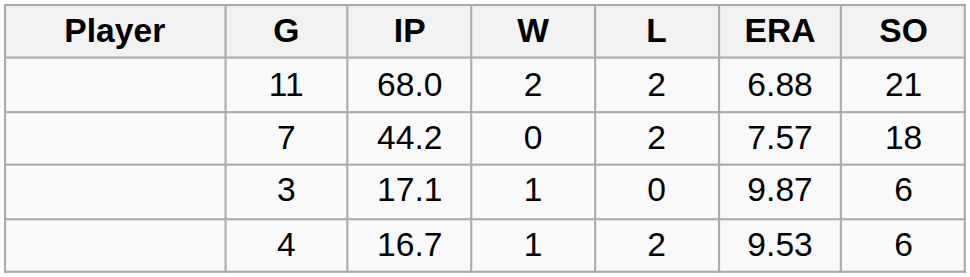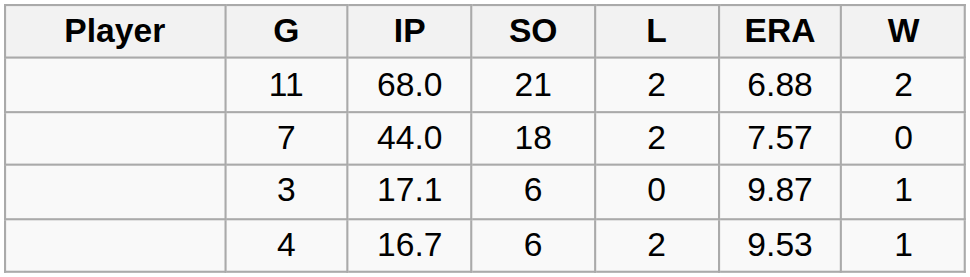columns swapped: (533, 31) <-> (904, 31)
(410, 137) 44.2 -> (410, 137) 44.0
